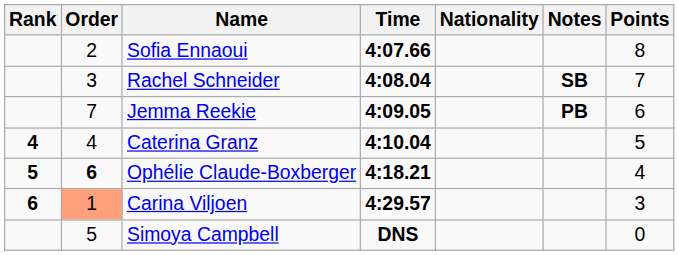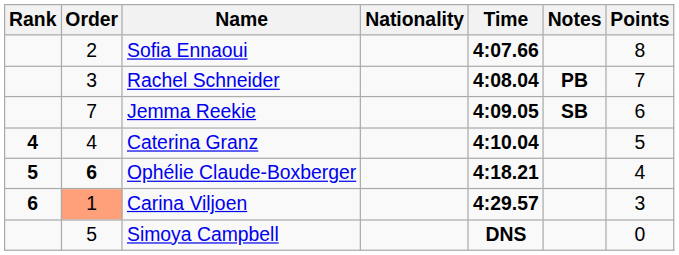columns swapped: (489, 19) <-> (398, 19)
(575, 81) SB -> (575, 81) PB
(575, 111) PB -> (575, 111) SB
